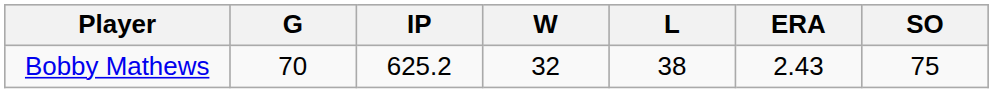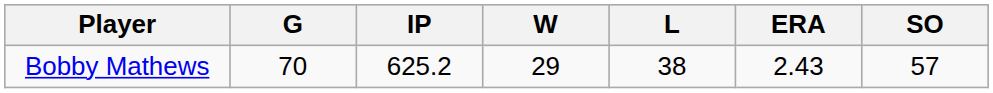(546, 66) 32 -> (546, 66) 29
(925, 66) 75 -> (925, 66) 57
